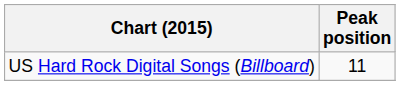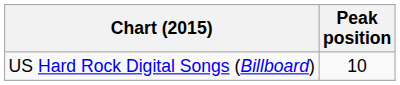(357, 66) 11 -> (357, 66) 10
